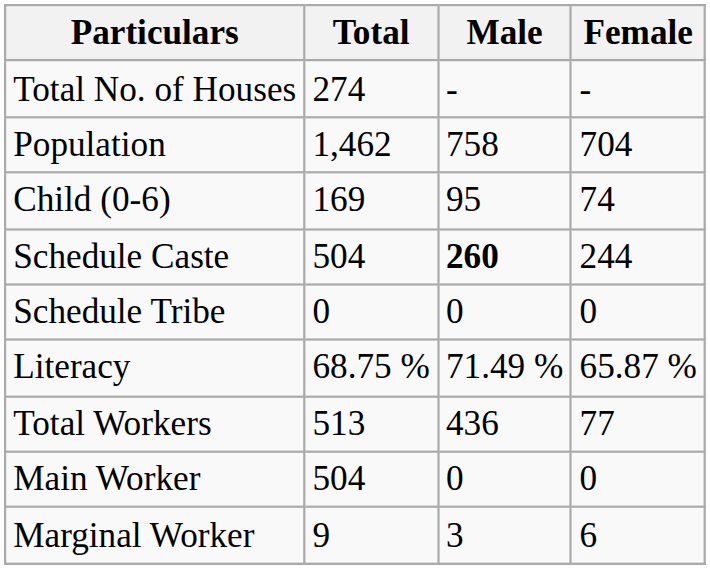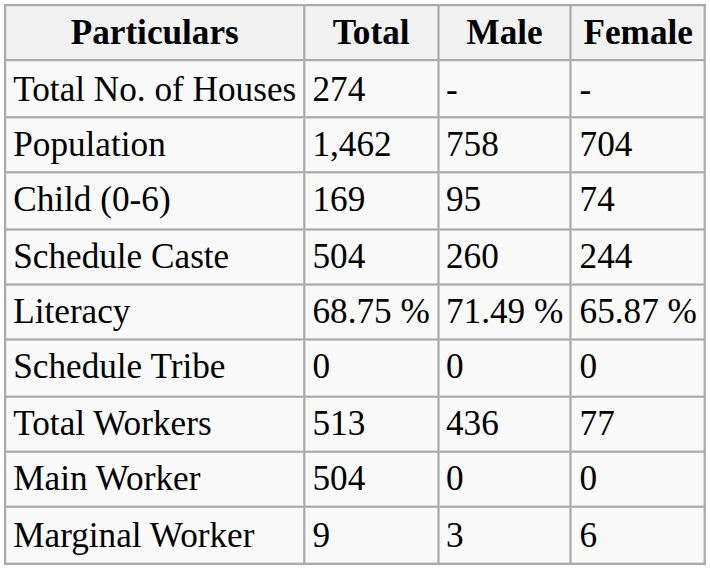(472, 255) bold -> (472, 255) normal
rows swapped: (119, 311) <-> (72, 367)
